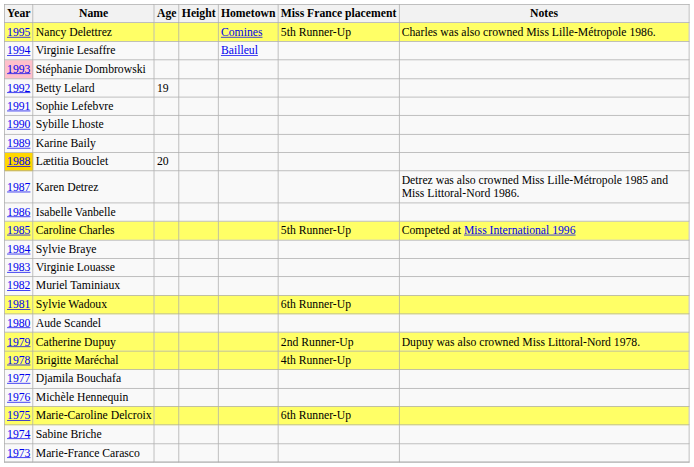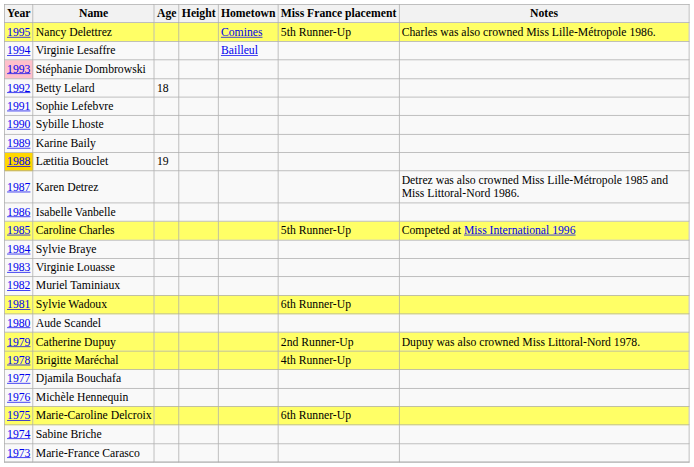(163, 87) 19 -> (163, 87) 18
(163, 161) 20 -> (163, 161) 19
